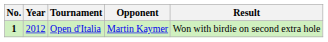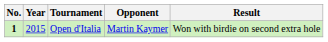(36, 29) 2012 -> (36, 29) 2015
